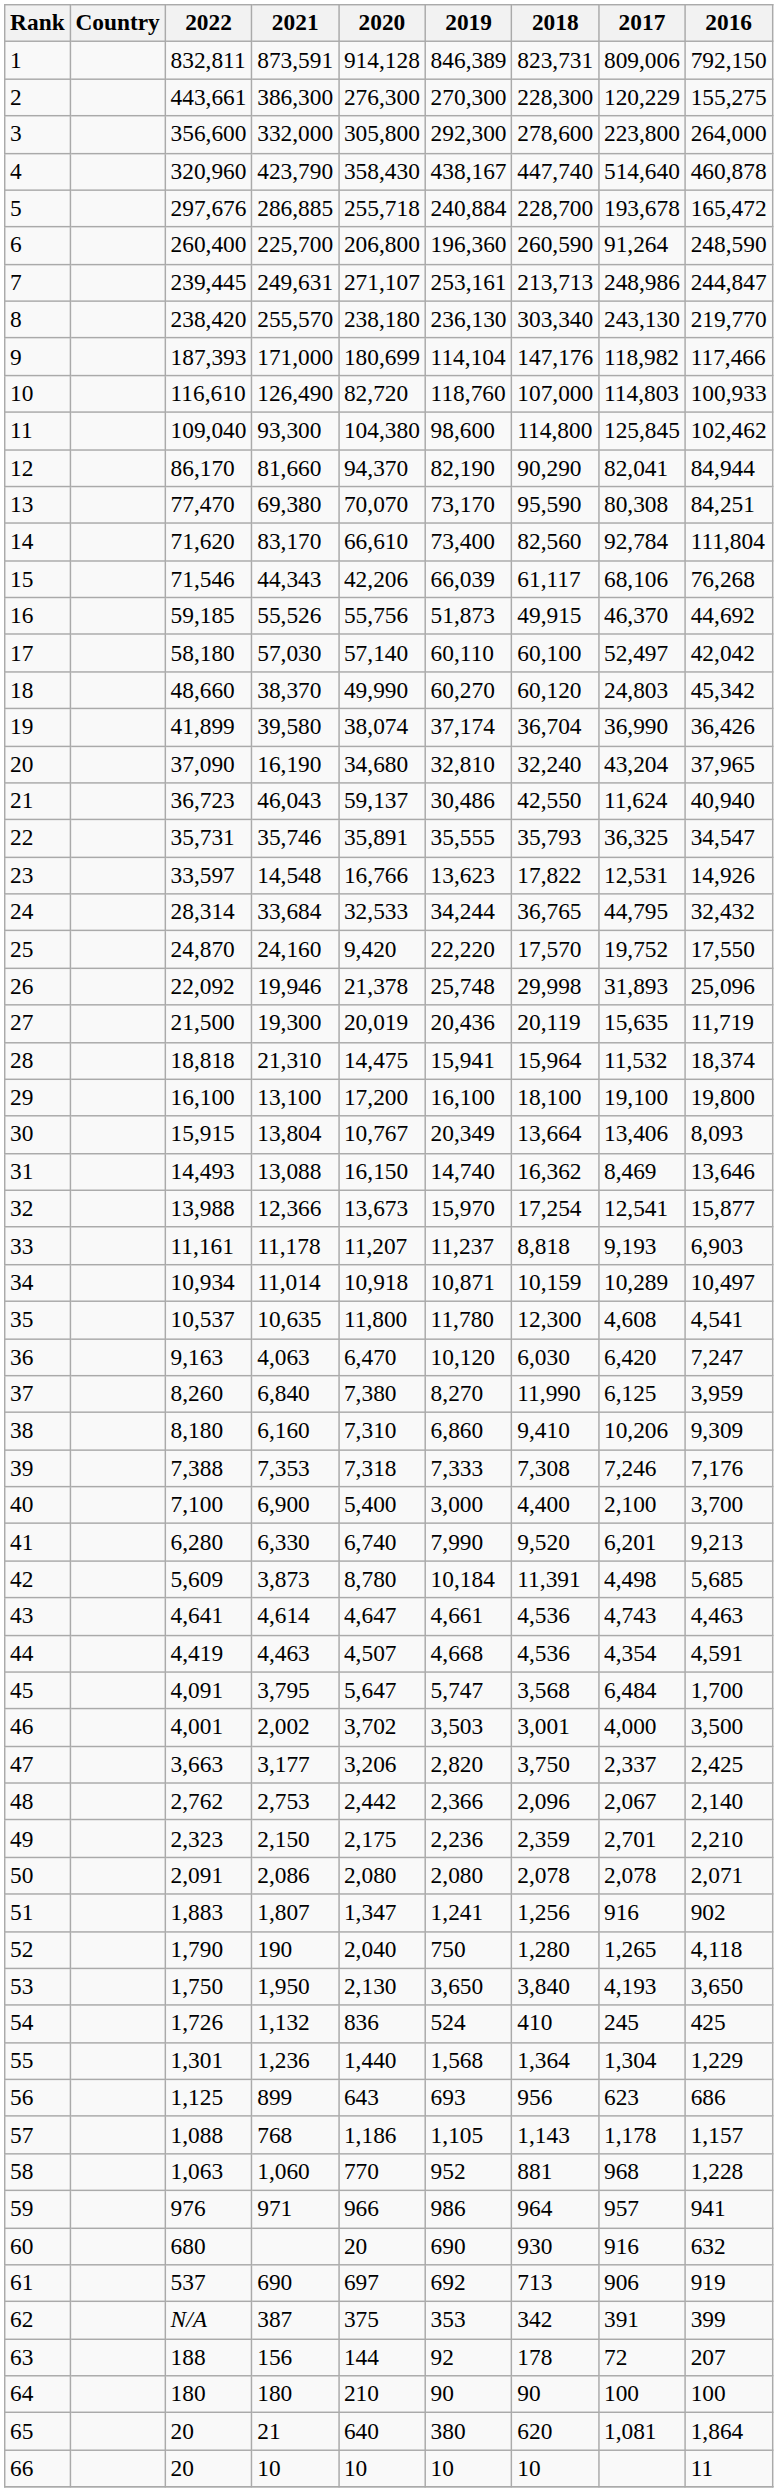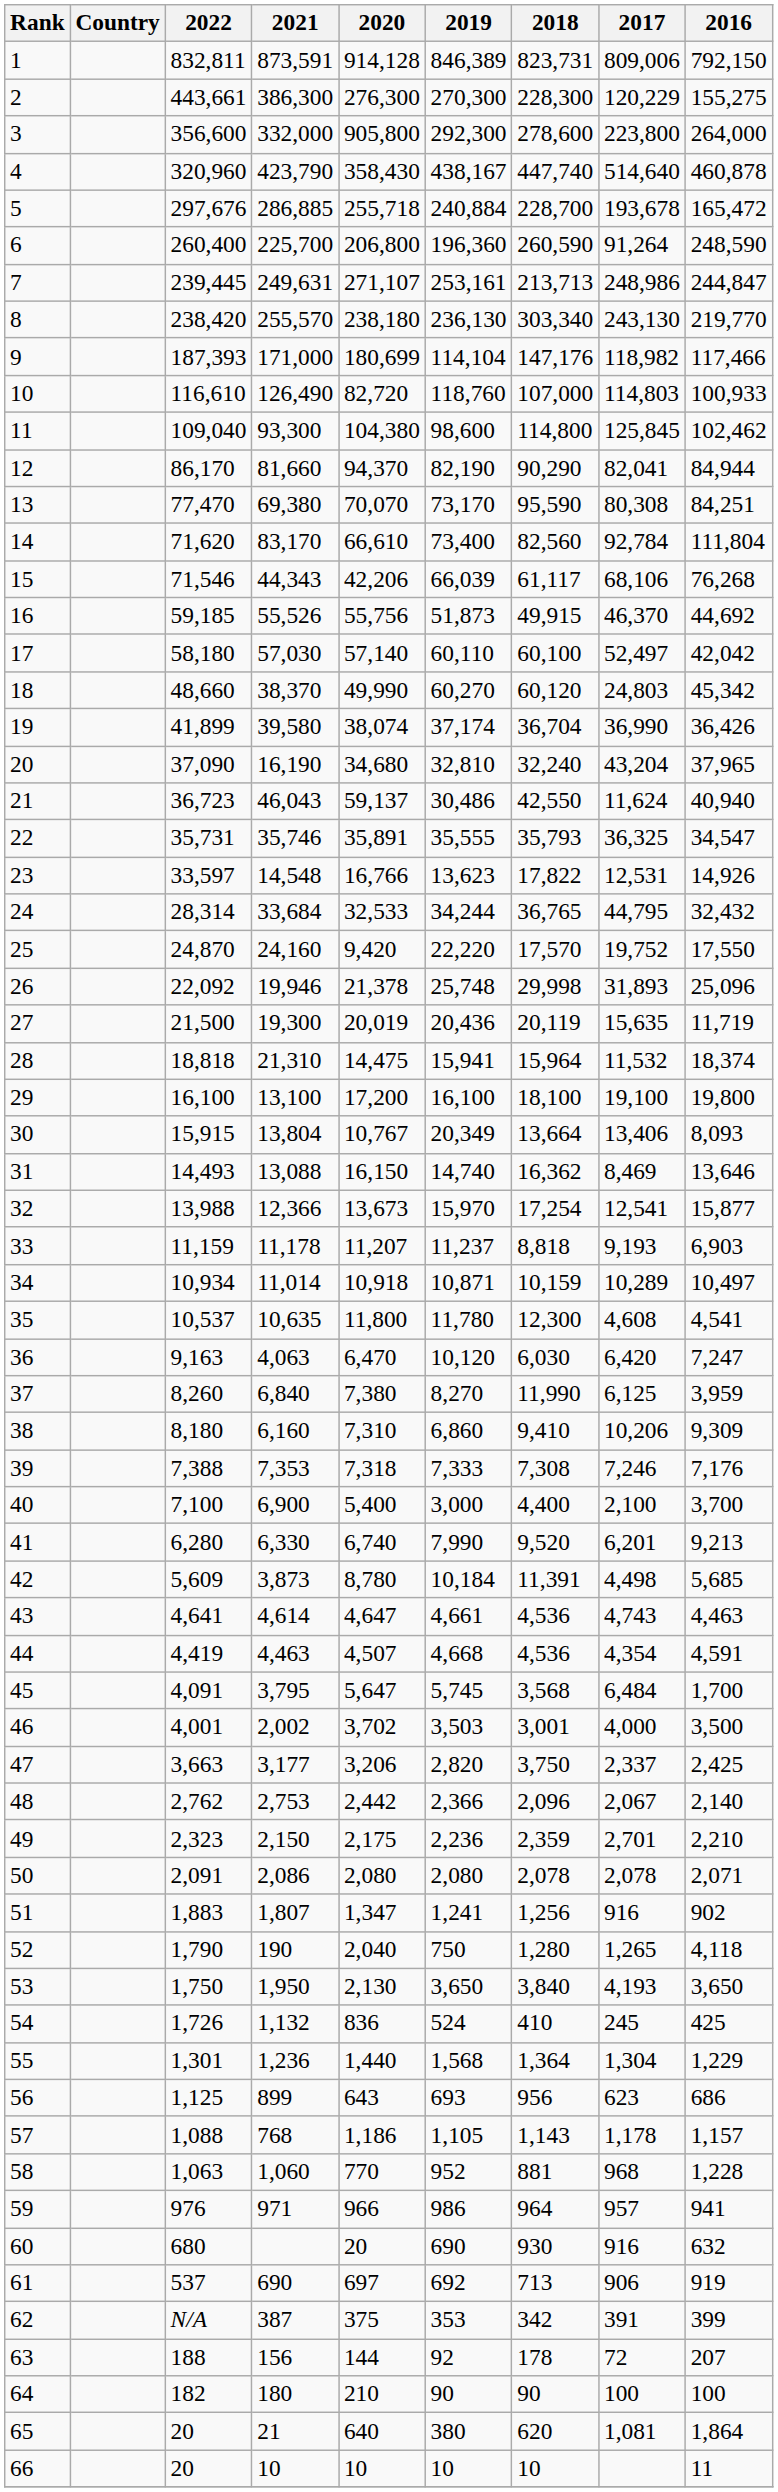(382, 134) 305,800 -> (382, 134) 905,800
(202, 1245) 11,161 -> (202, 1245) 11,159
(457, 1690) 5,747 -> (457, 1690) 5,745
(188, 2394) 180 -> (188, 2394) 182
